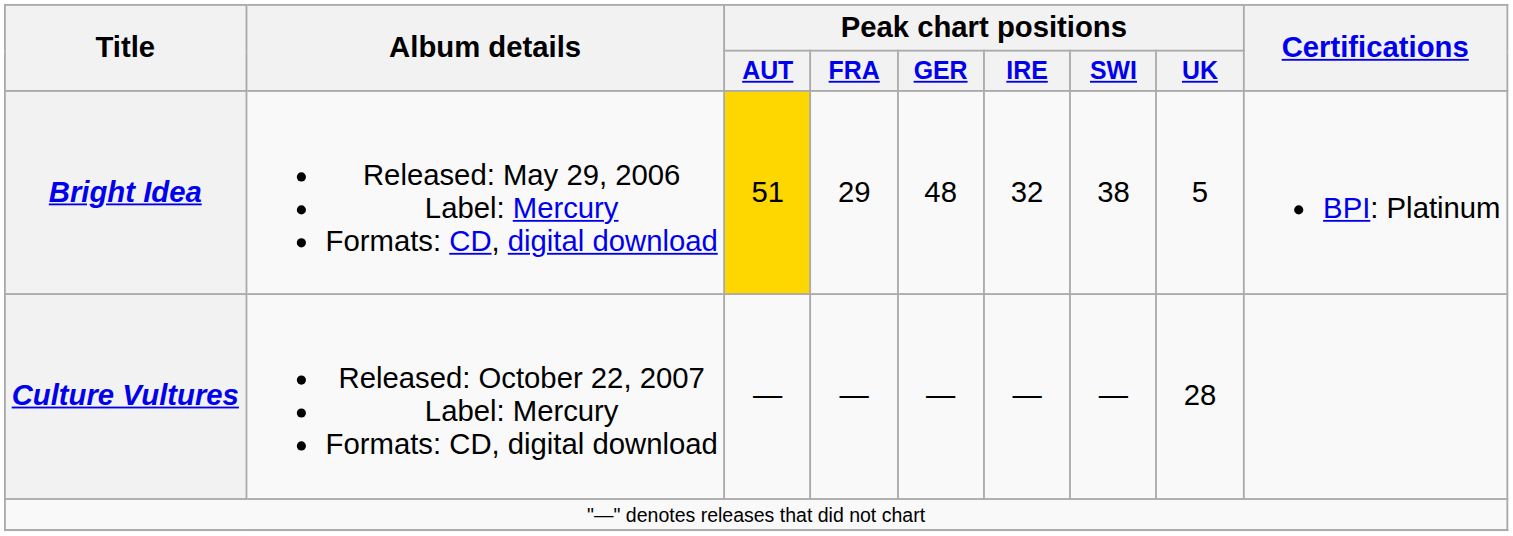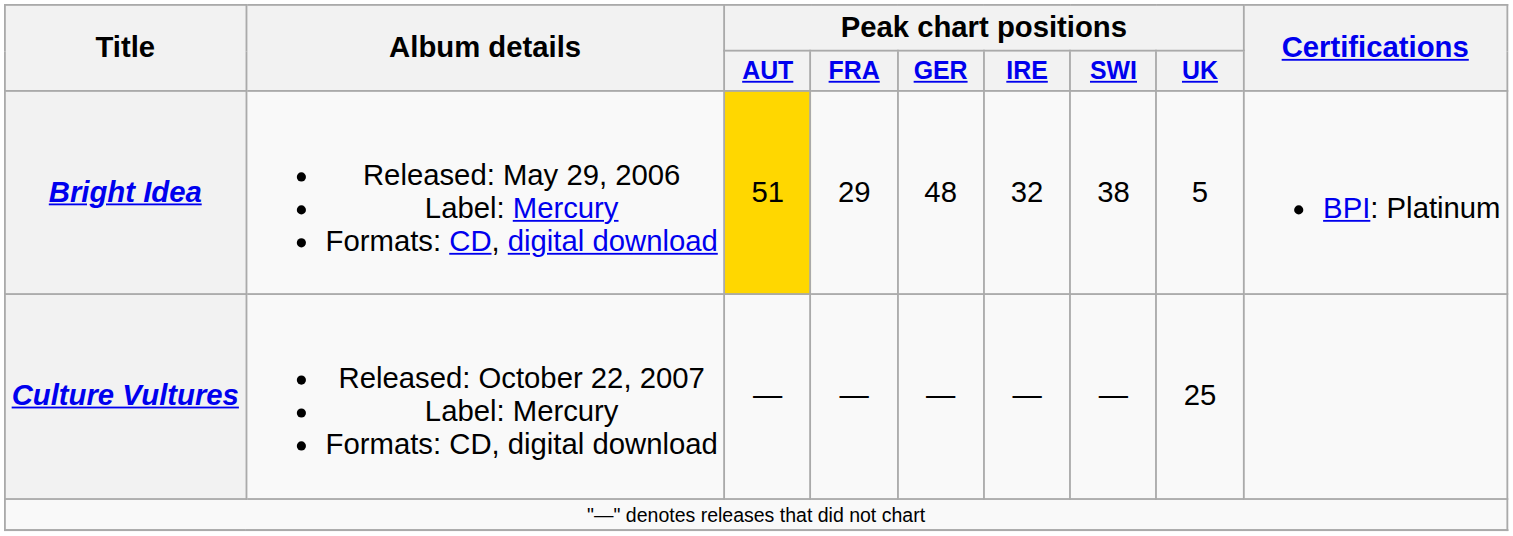(1200, 395) 28 -> (1200, 395) 25
